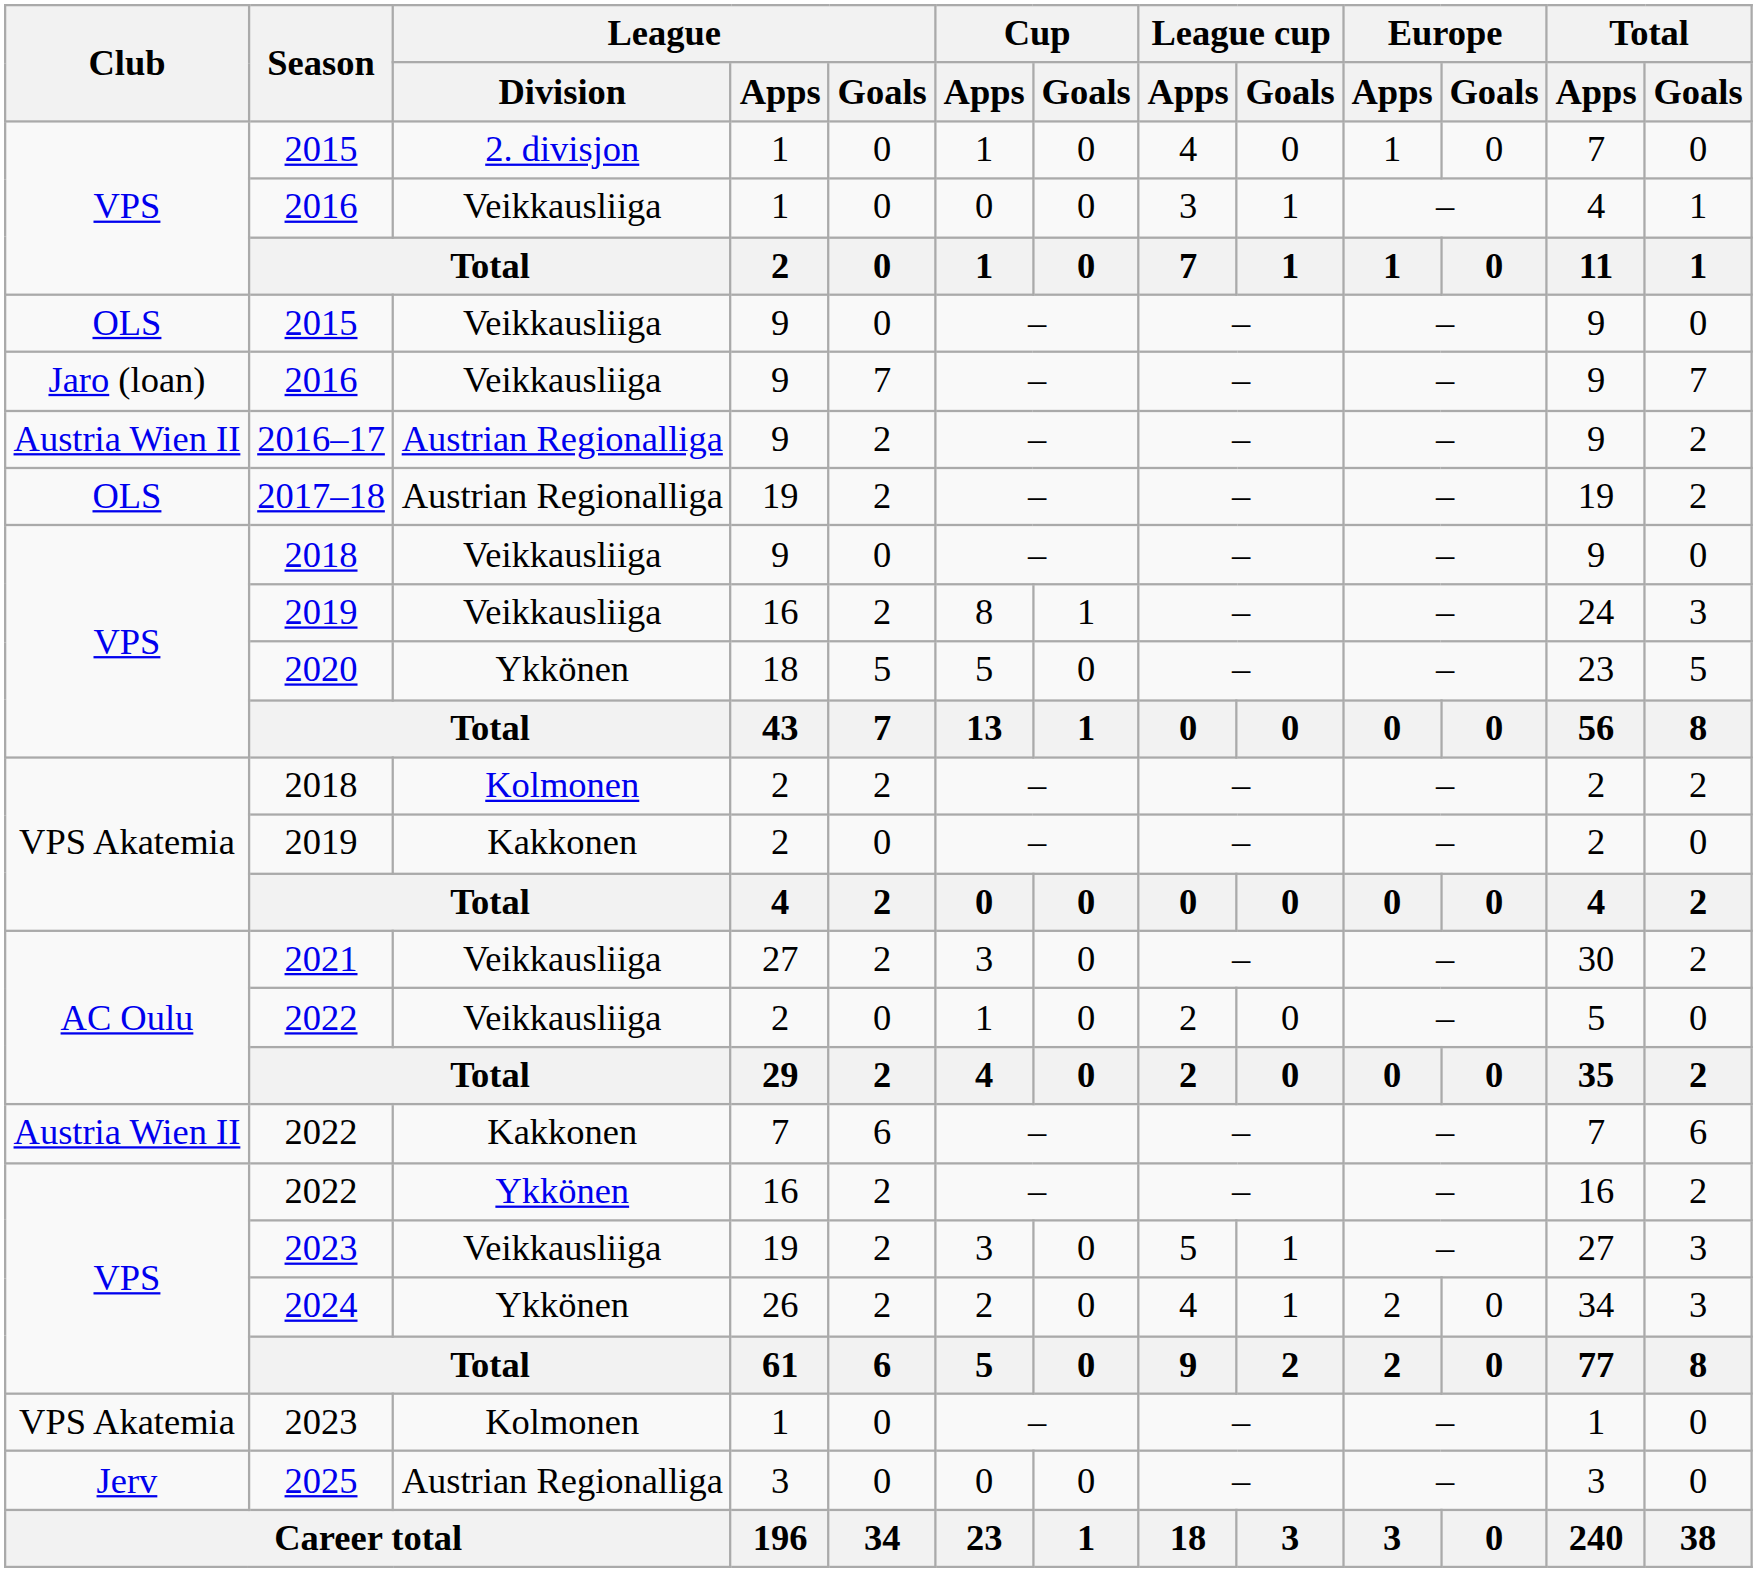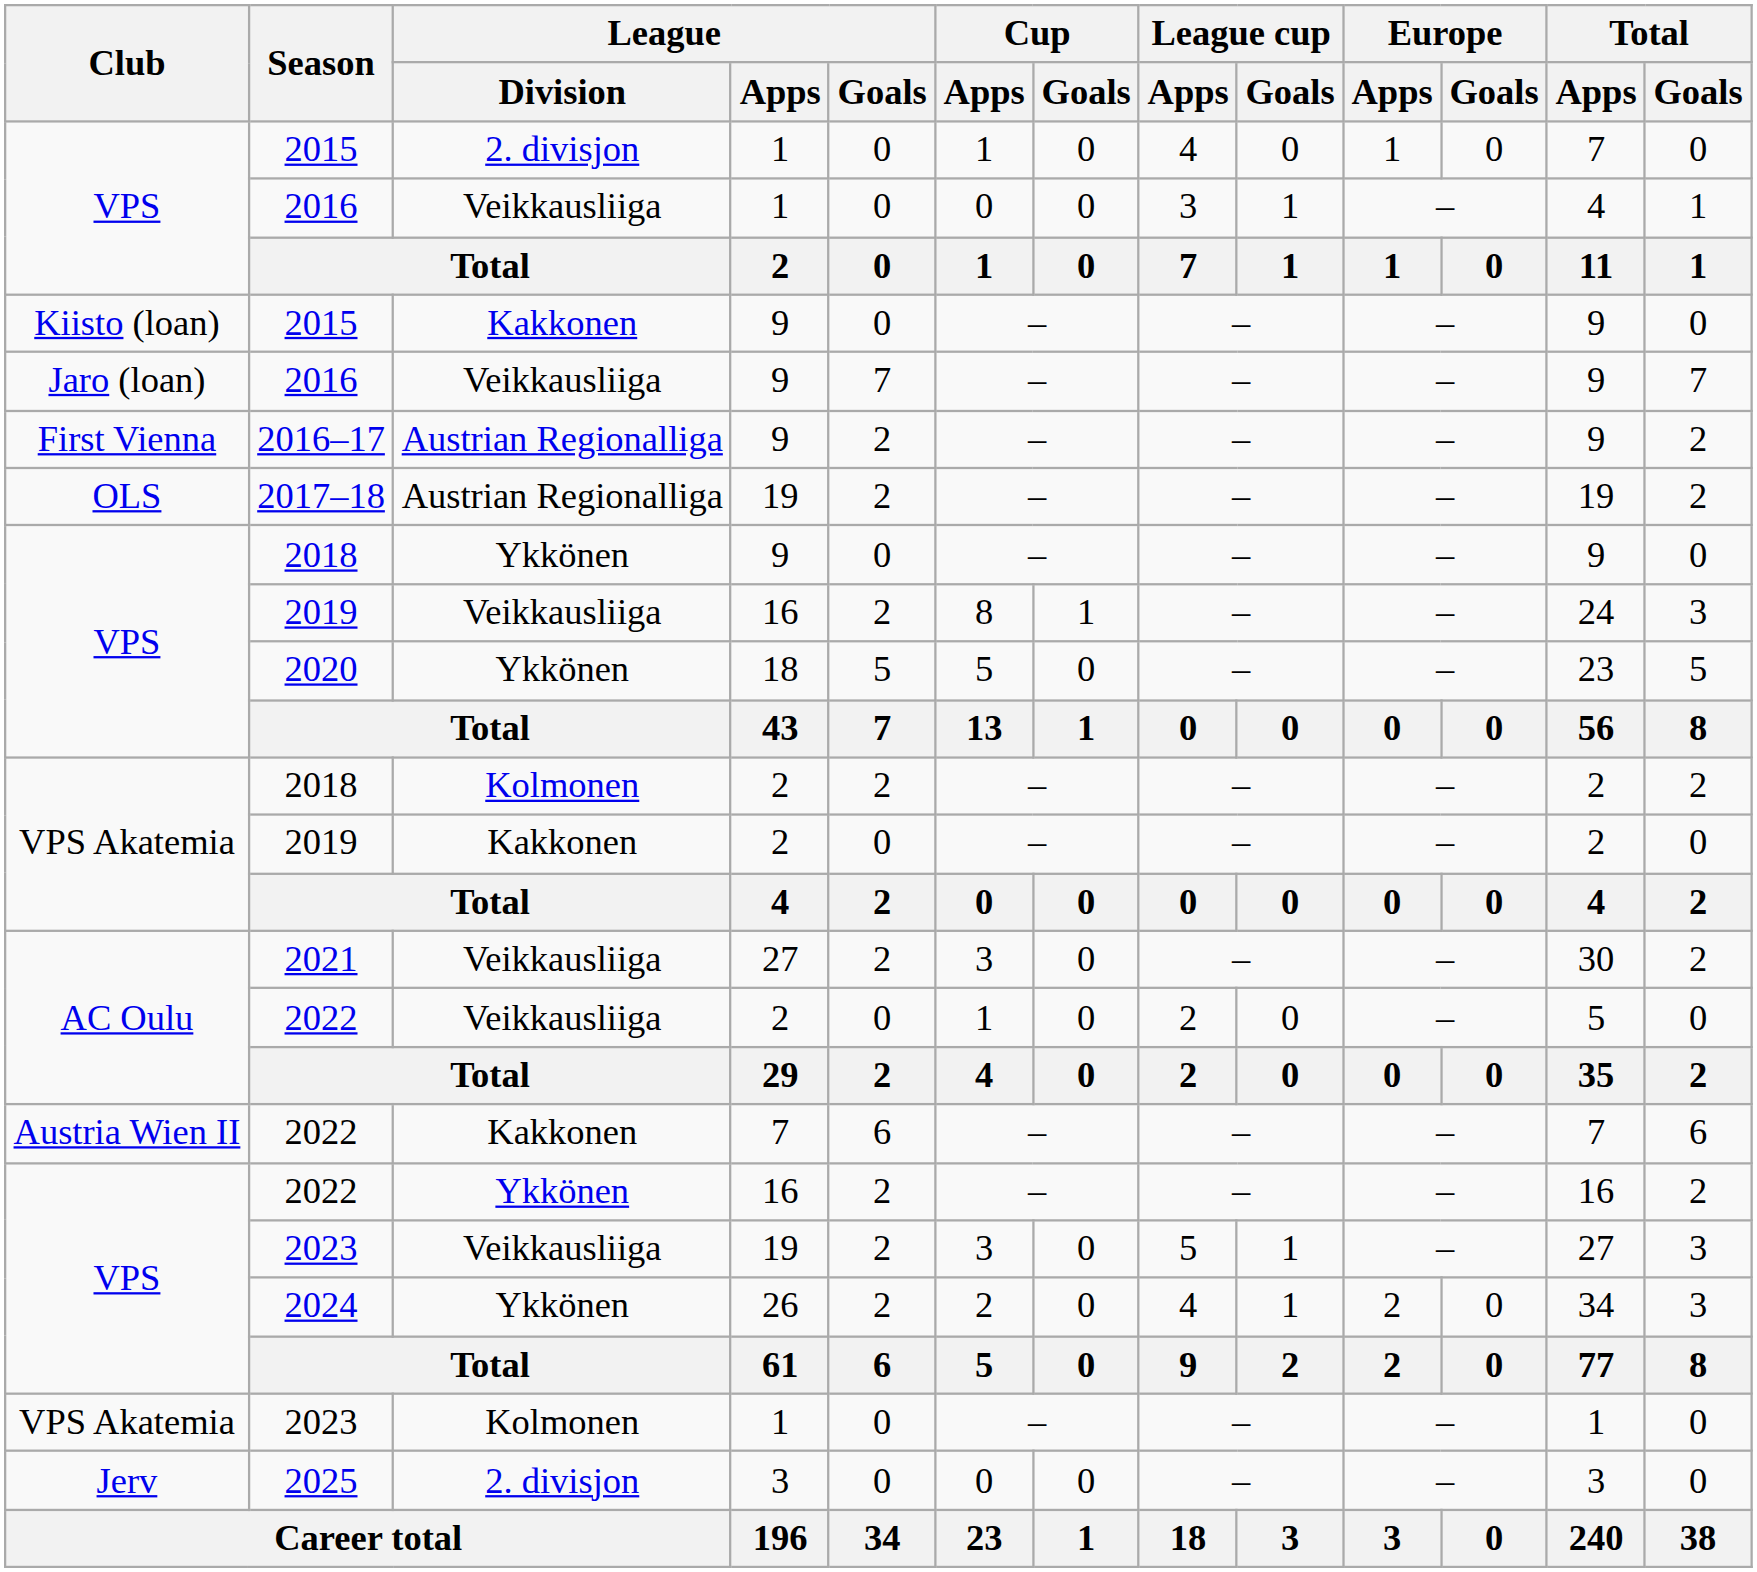(127, 322) OLS -> (127, 322) Kiisto (loan)
(562, 322) Veikkausliiga -> (562, 322) Kakkonen
(127, 438) Austria Wien II -> (127, 438) First Vienna
(562, 554) Veikkausliiga -> (562, 554) Ykkönen
(562, 1479) Austrian Regionalliga -> (562, 1479) 2. divisjon
